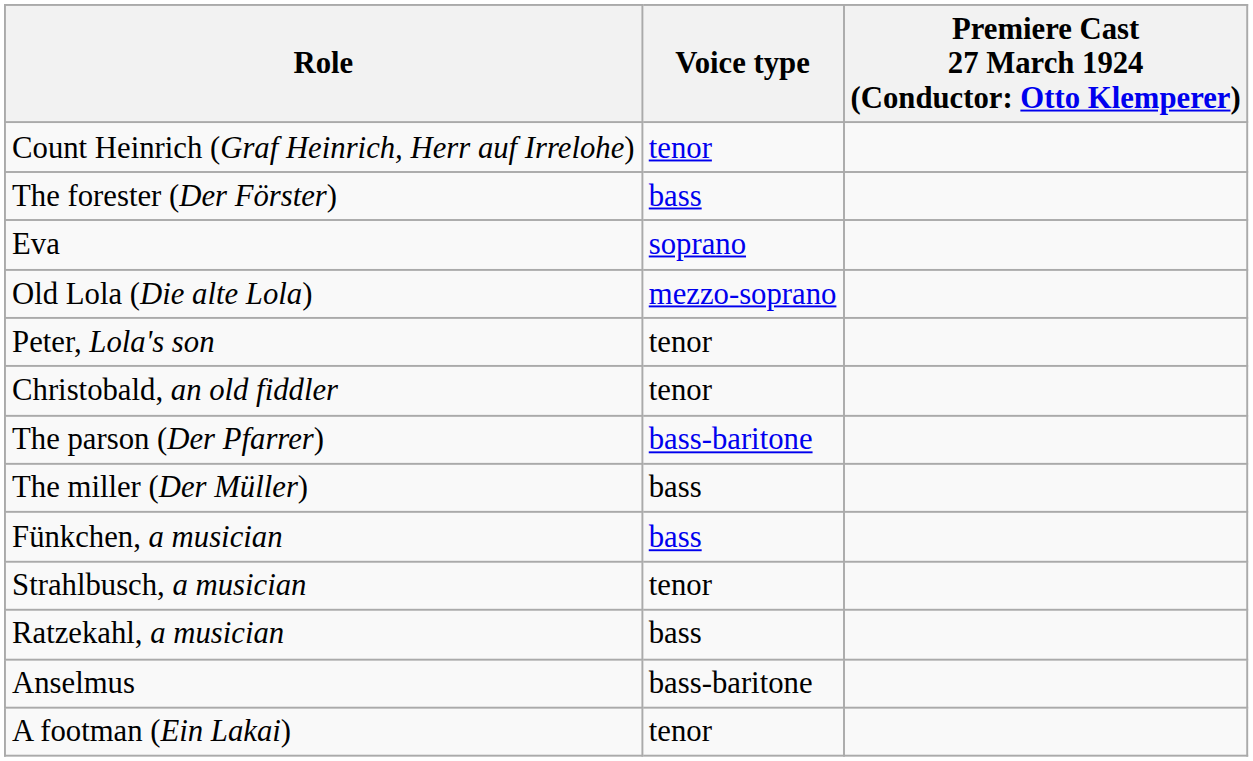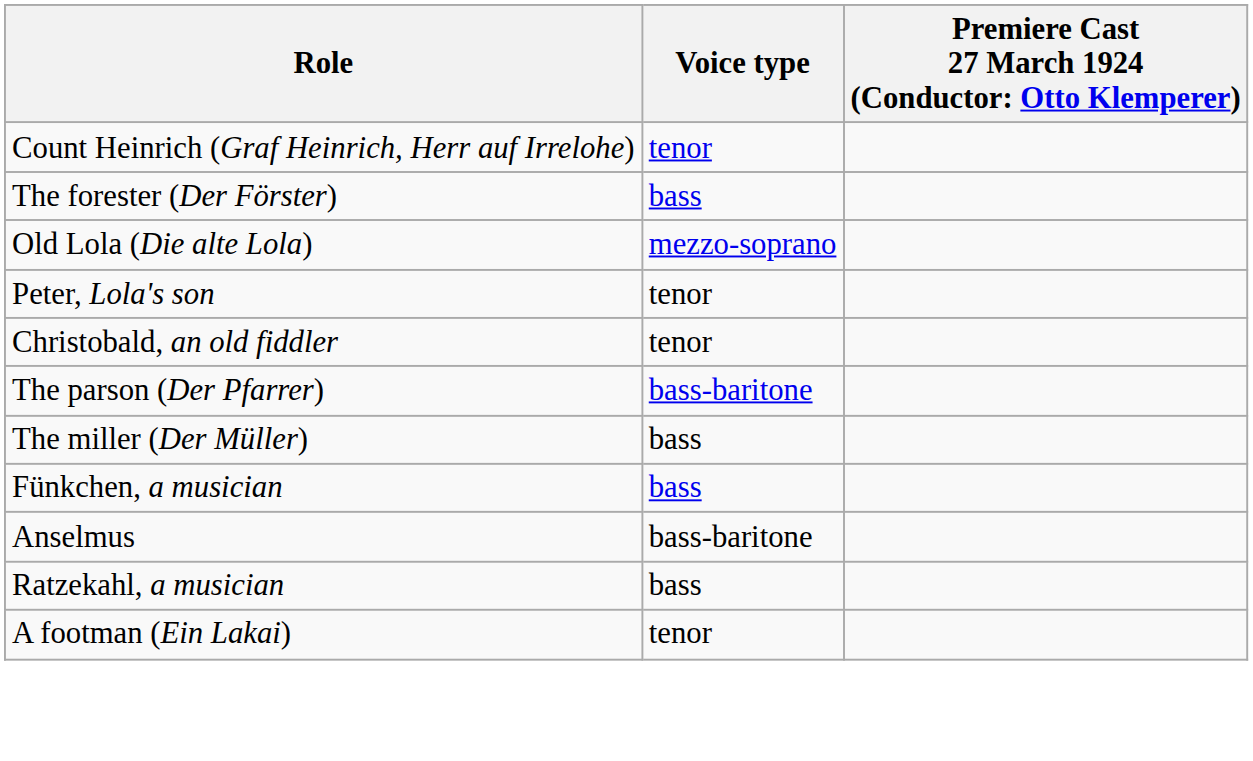- row: (36, 244)
- row: (159, 585)
rows swapped: (148, 633) <-> (73, 682)
